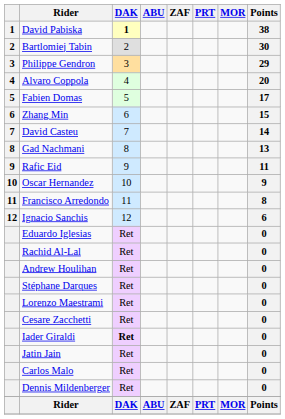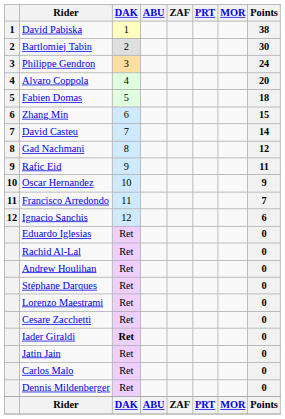(126, 29) bold -> (126, 29) normal
(264, 63) 29 -> (264, 63) 24
(264, 97) 17 -> (264, 97) 18
(264, 149) 13 -> (264, 149) 12
(264, 200) 8 -> (264, 200) 7
